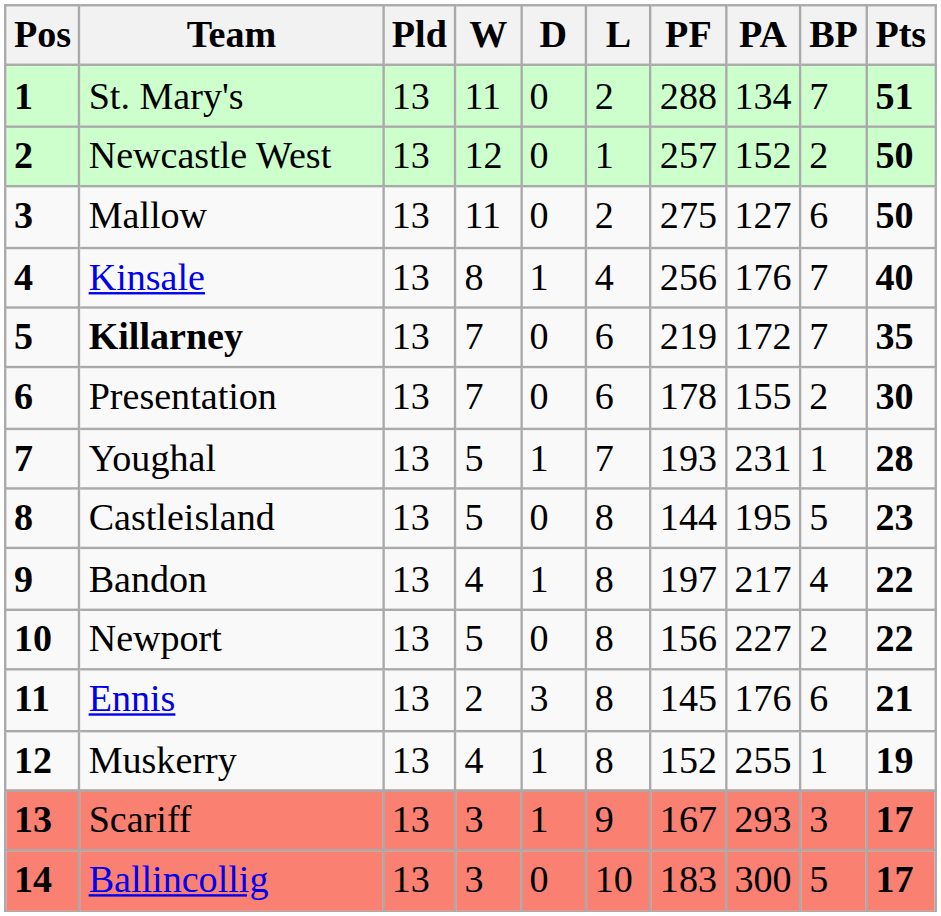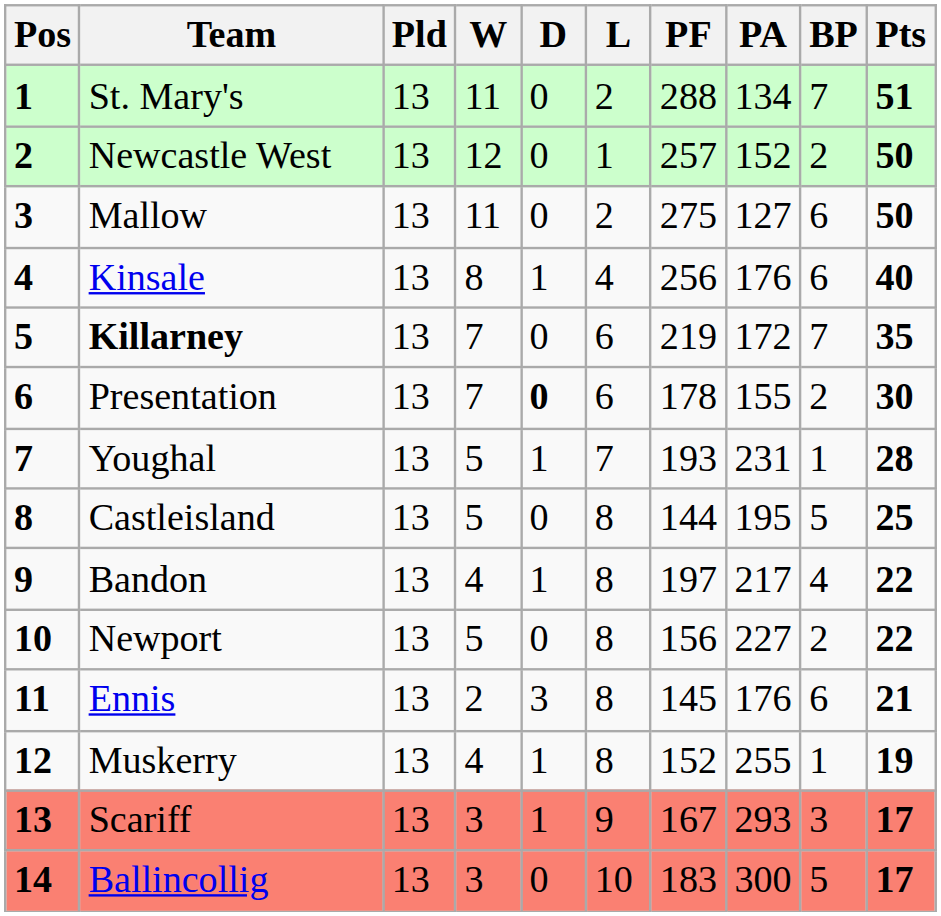(819, 276) 7 -> (819, 276) 6
(539, 397) normal -> (539, 397) bold
(894, 517) 23 -> (894, 517) 25
